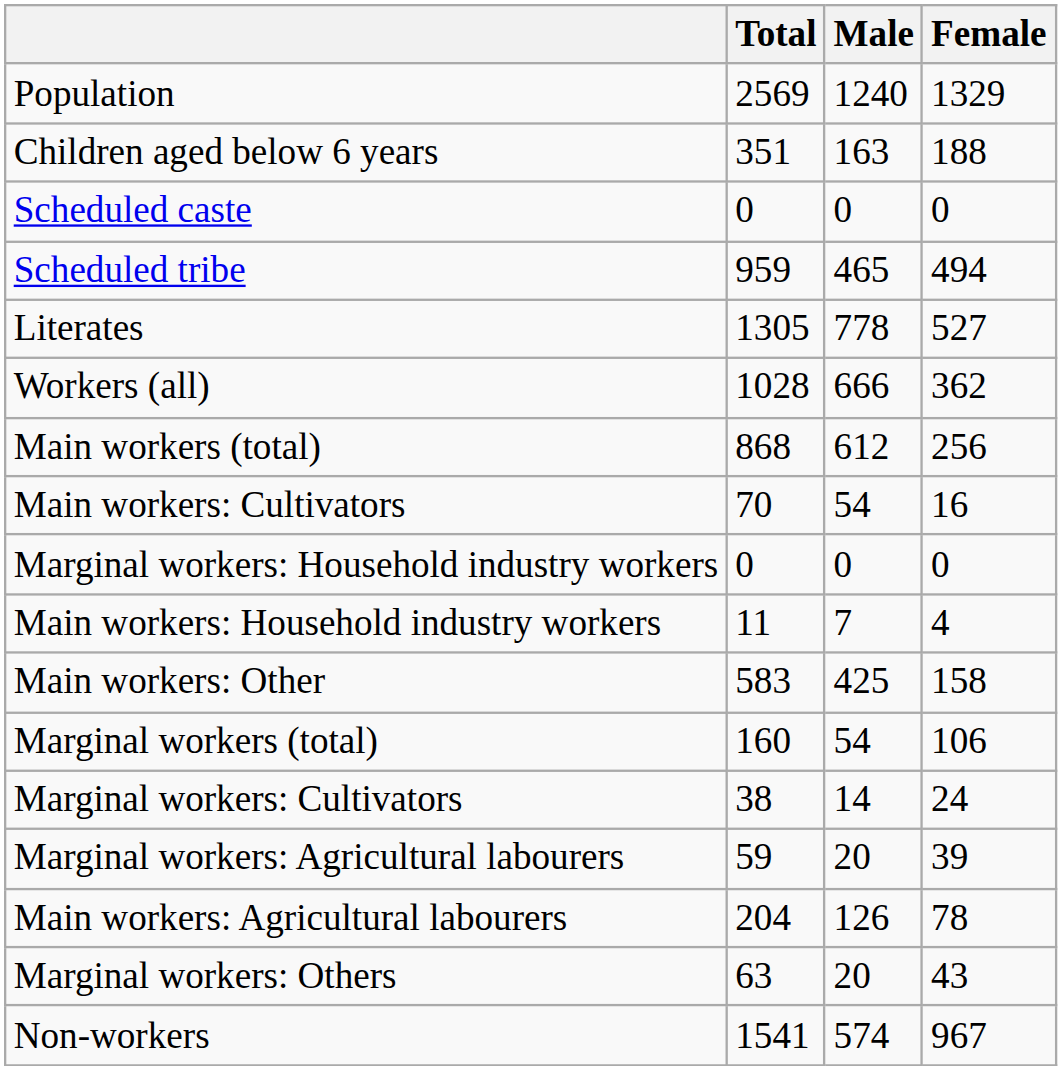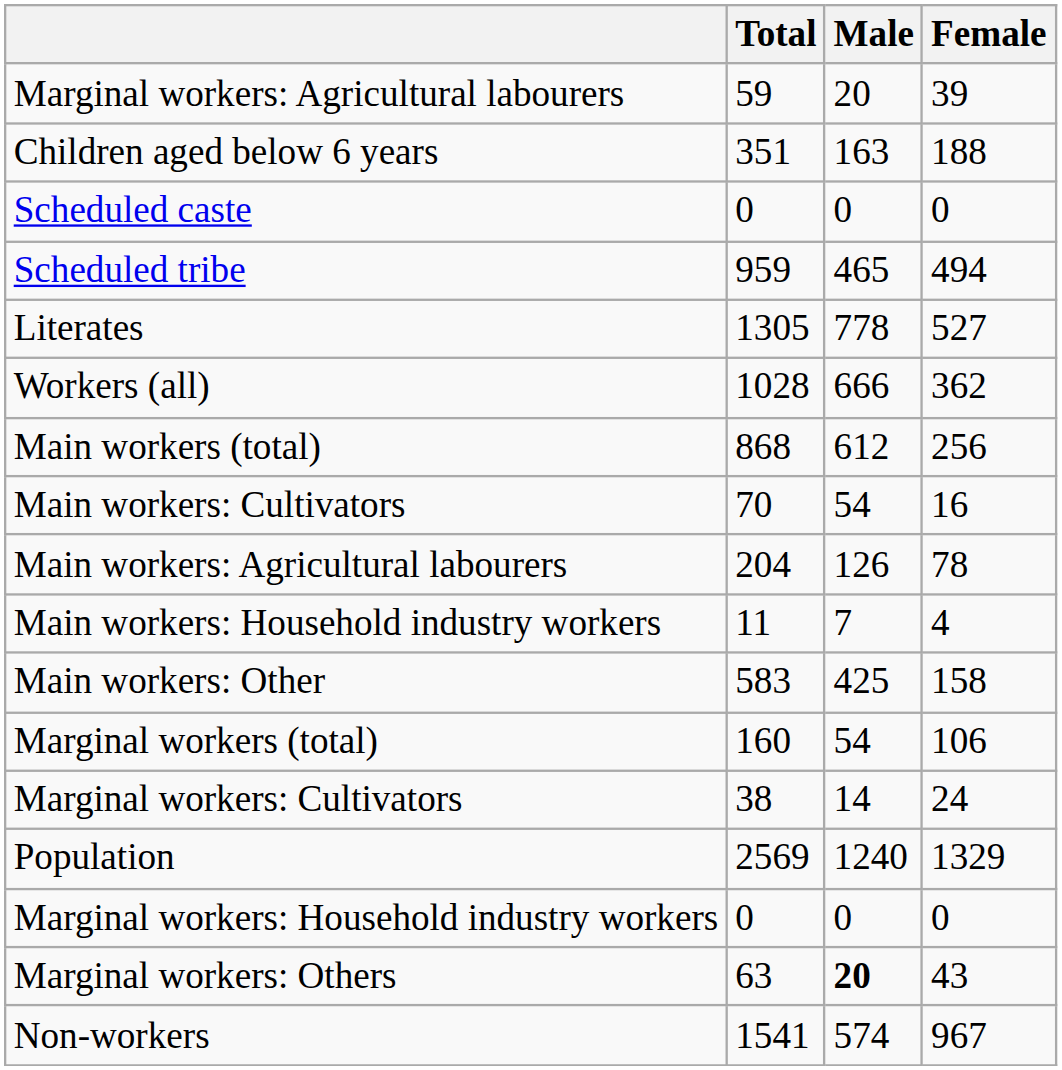rows swapped: (94, 92) <-> (319, 858)
rows swapped: (291, 916) <-> (366, 563)
(852, 975) normal -> (852, 975) bold
